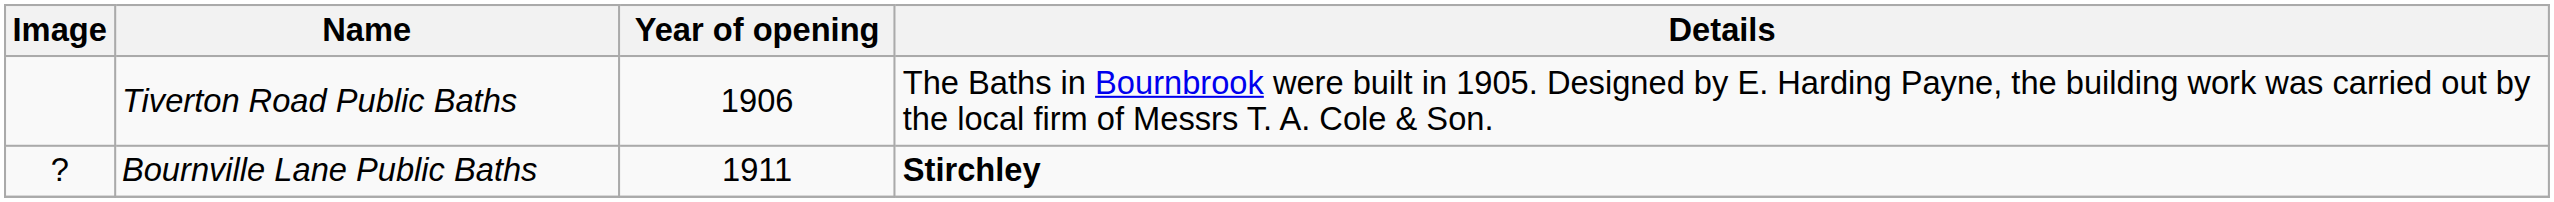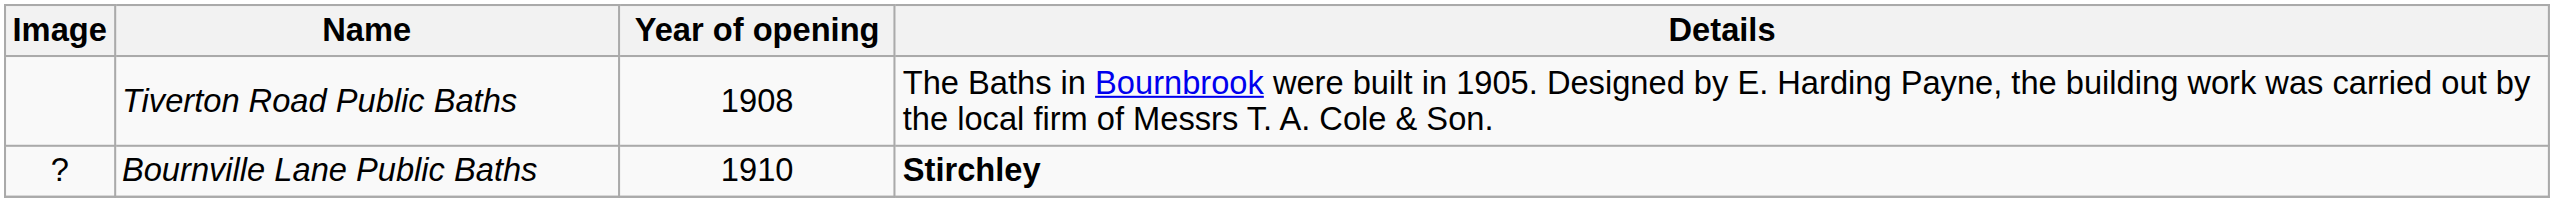(757, 100) 1906 -> (757, 100) 1908
(757, 170) 1911 -> (757, 170) 1910
